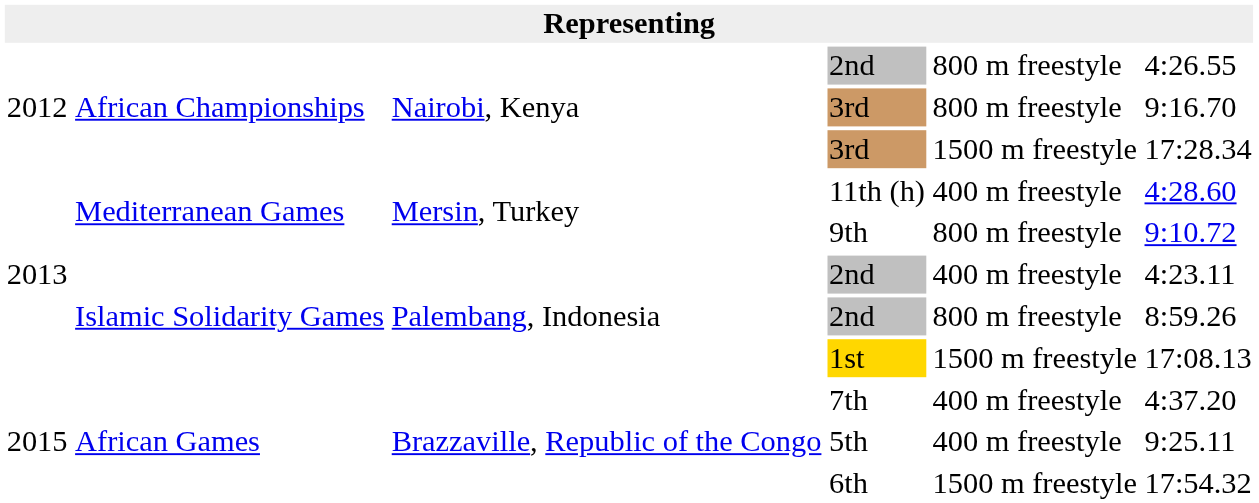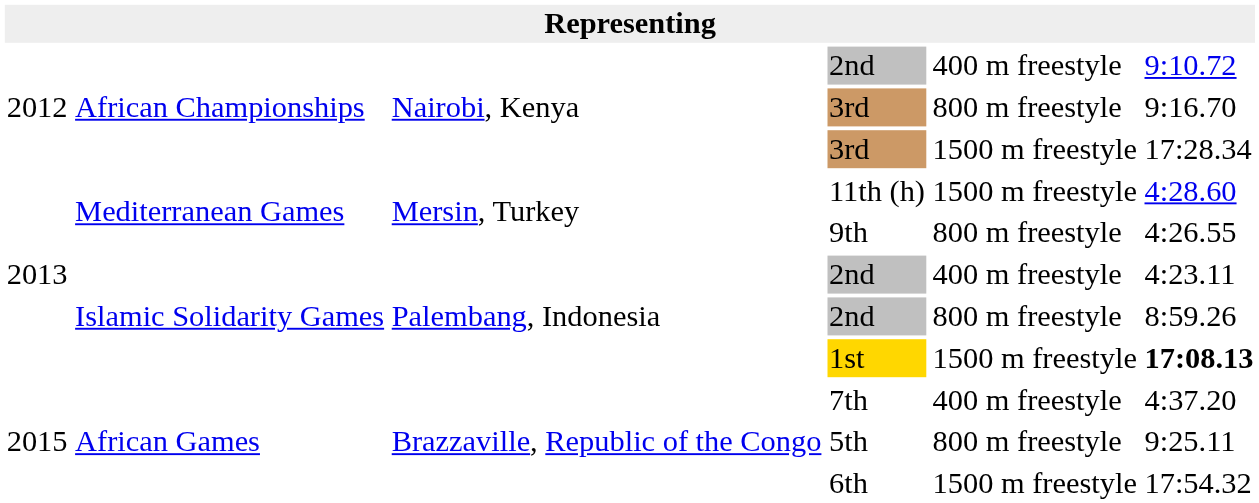(1027, 65) 800 m freestyle -> (1027, 65) 400 m freestyle
(1191, 65) 4:26.55 -> (1191, 65) 9:10.72
(1027, 190) 400 m freestyle -> (1035, 190) 1500 m freestyle
(1191, 232) 9:10.72 -> (1191, 232) 4:26.55
(1198, 357) normal -> (1199, 357) bold
(1027, 441) 400 m freestyle -> (1027, 441) 800 m freestyle
